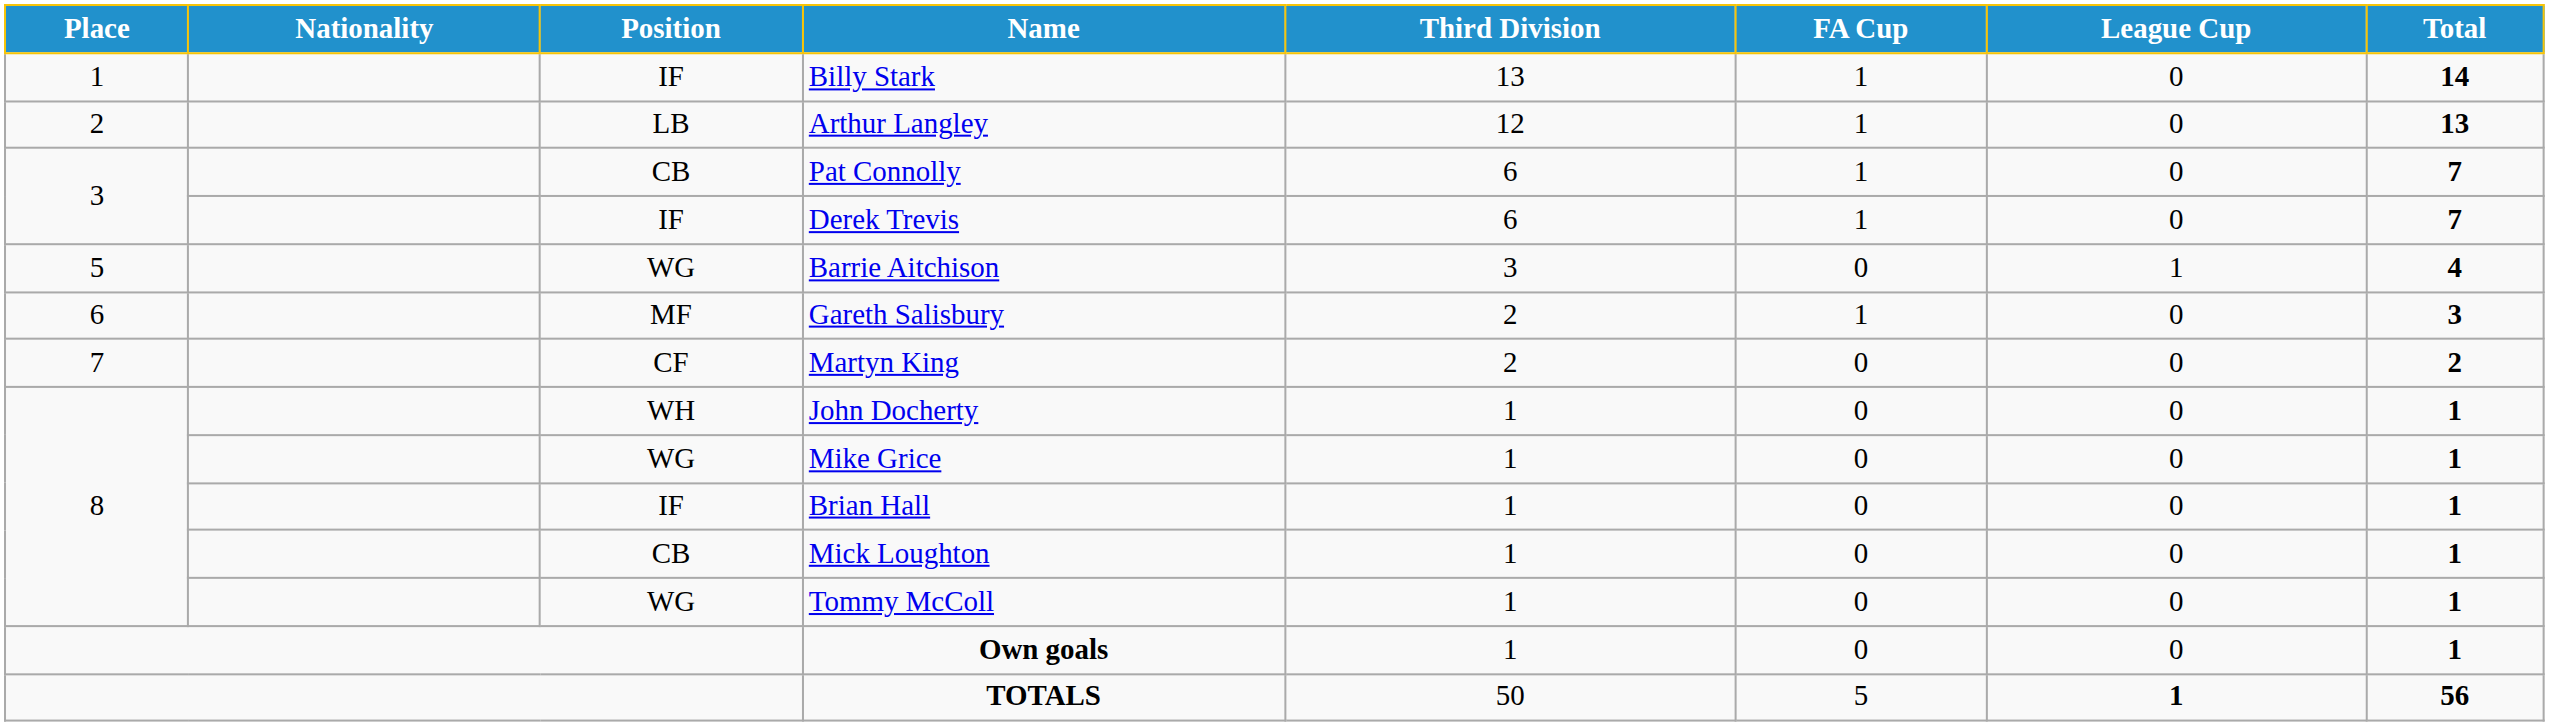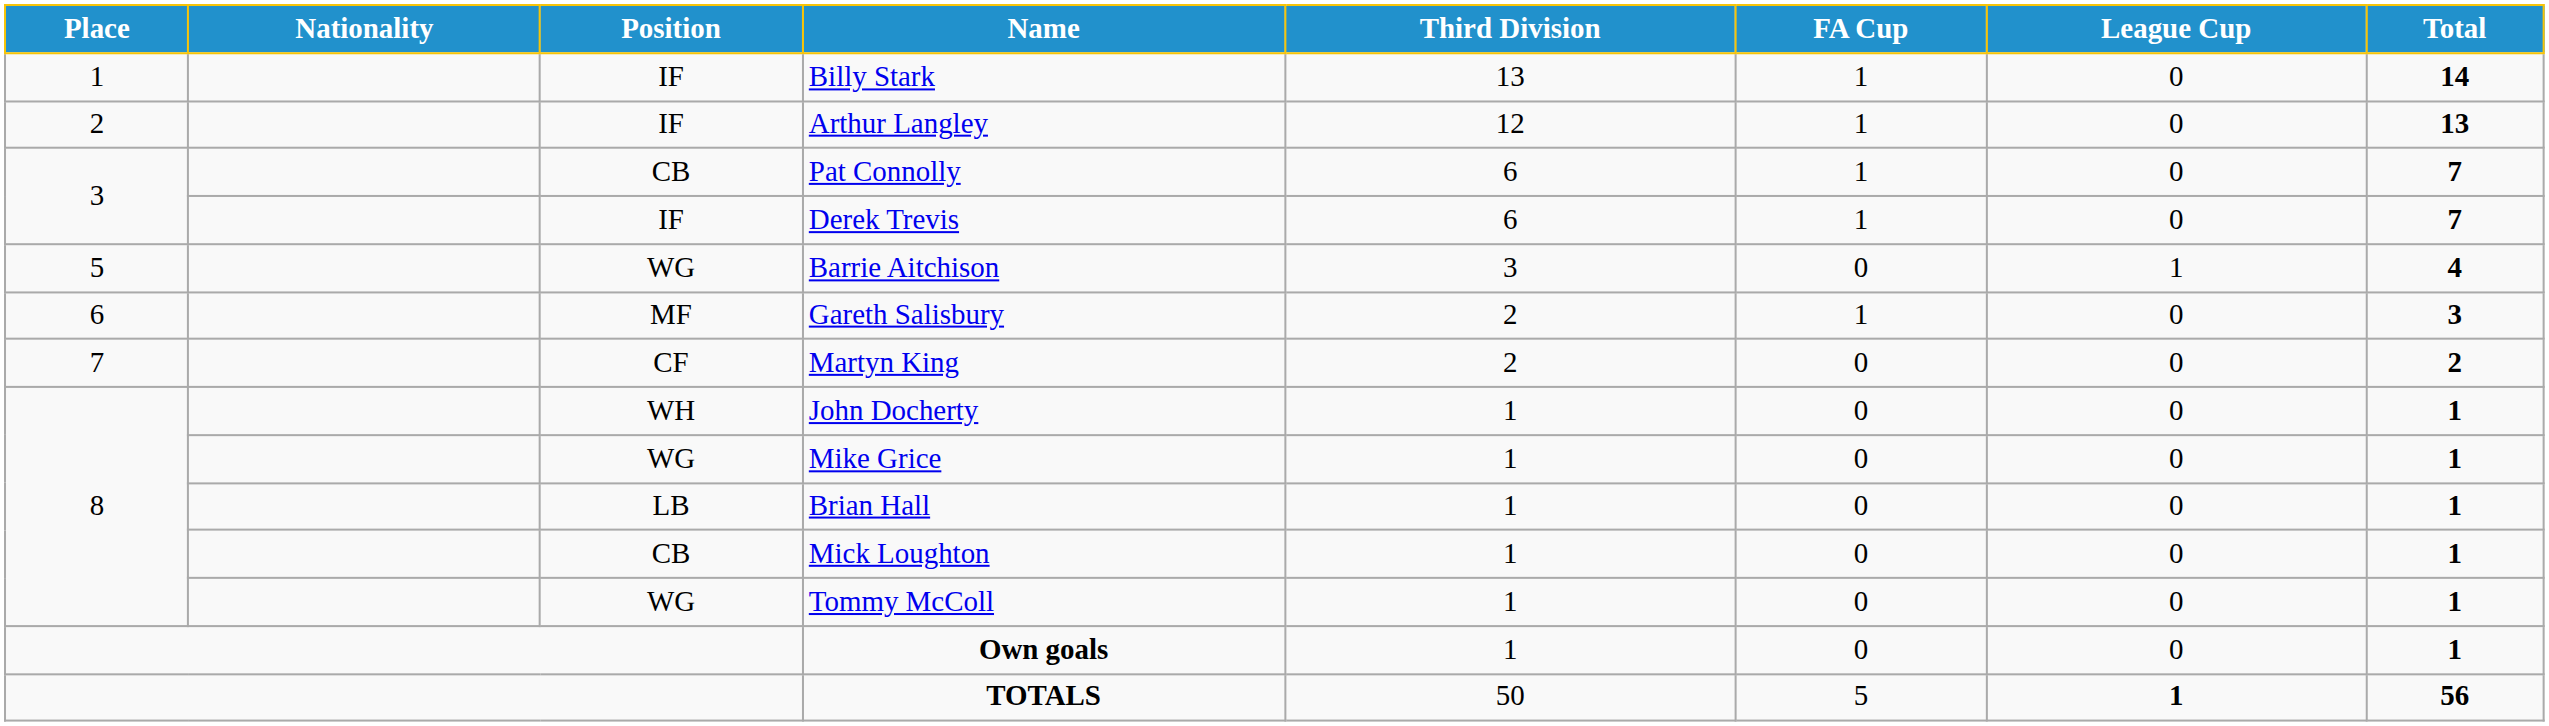(671, 124) LB -> (671, 124) IF
(671, 506) IF -> (671, 506) LB
